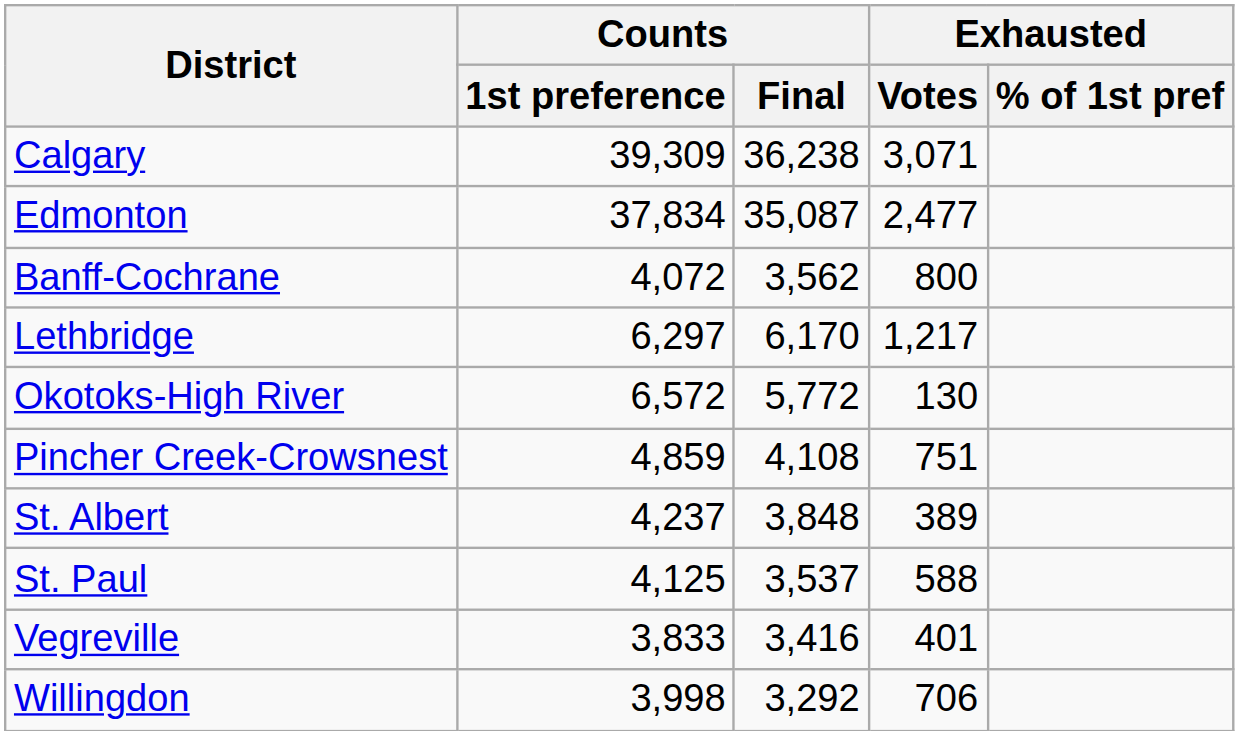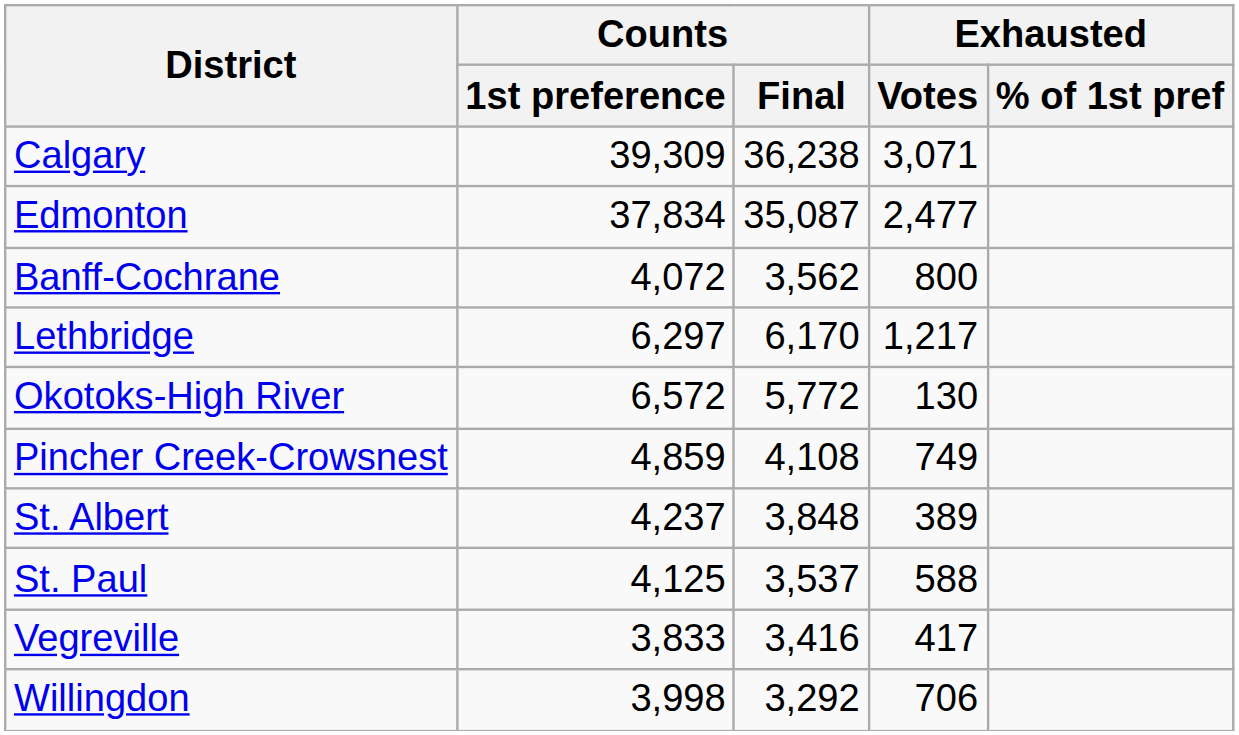(946, 457) 751 -> (946, 457) 749
(946, 638) 401 -> (946, 638) 417
